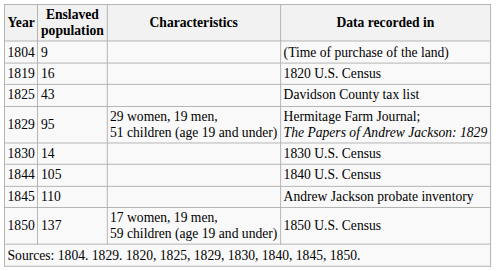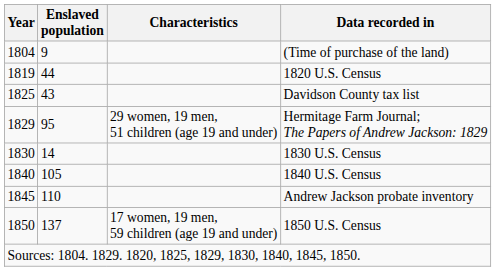(48, 73) 16 -> (48, 73) 44
(21, 175) 1844 -> (21, 175) 1840
